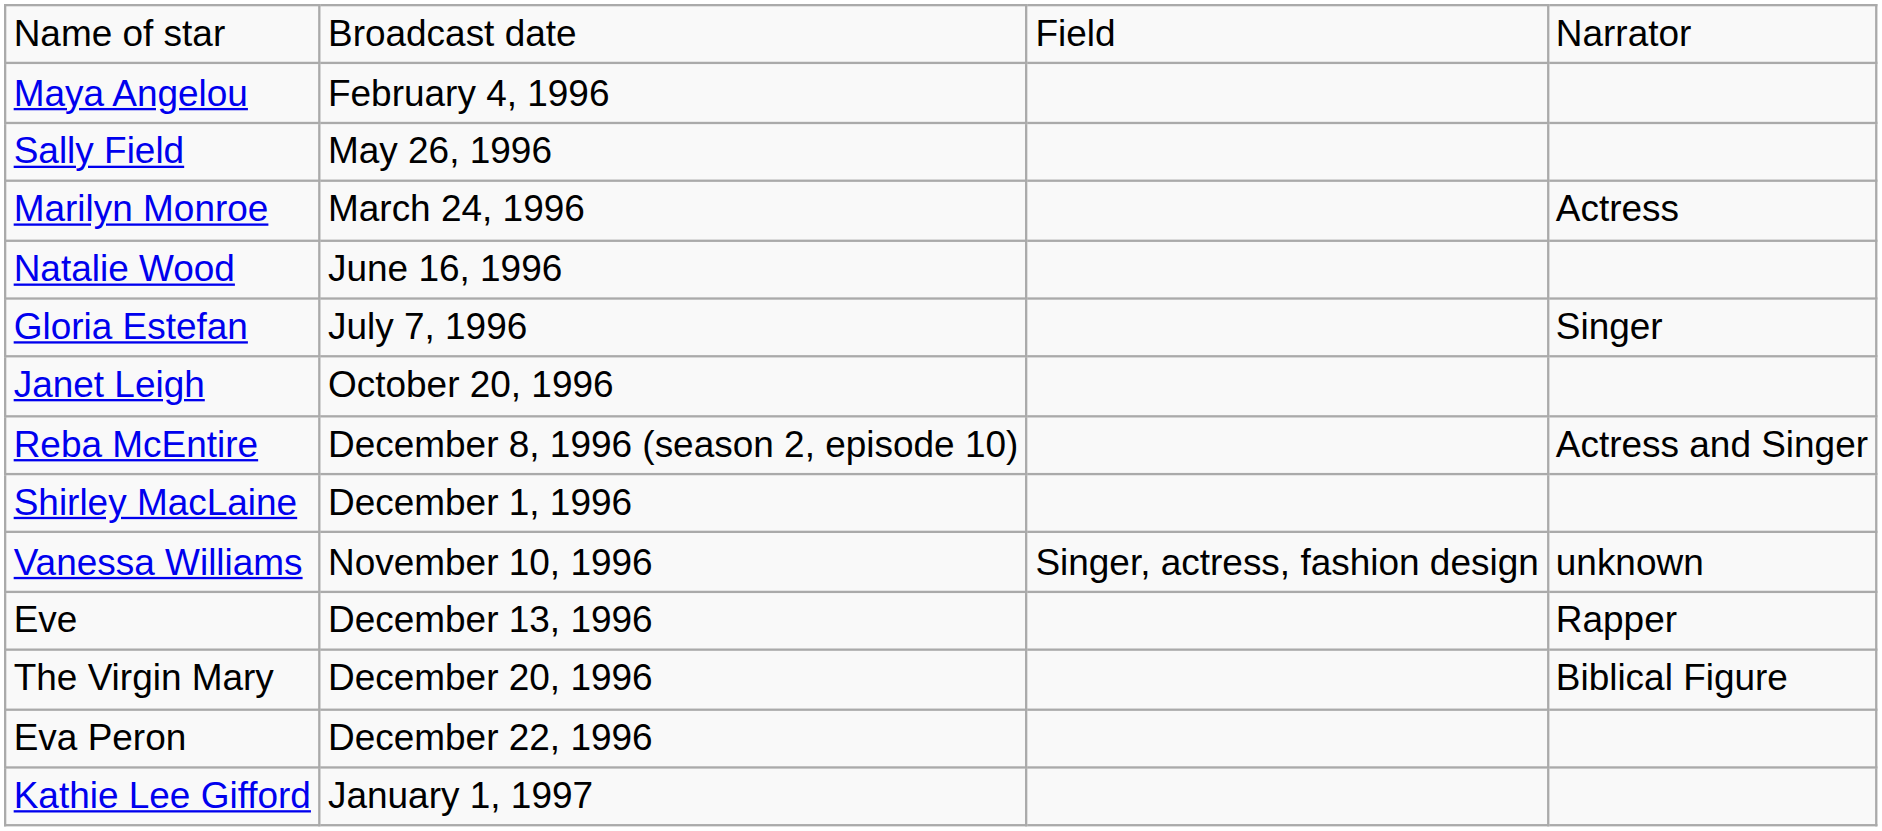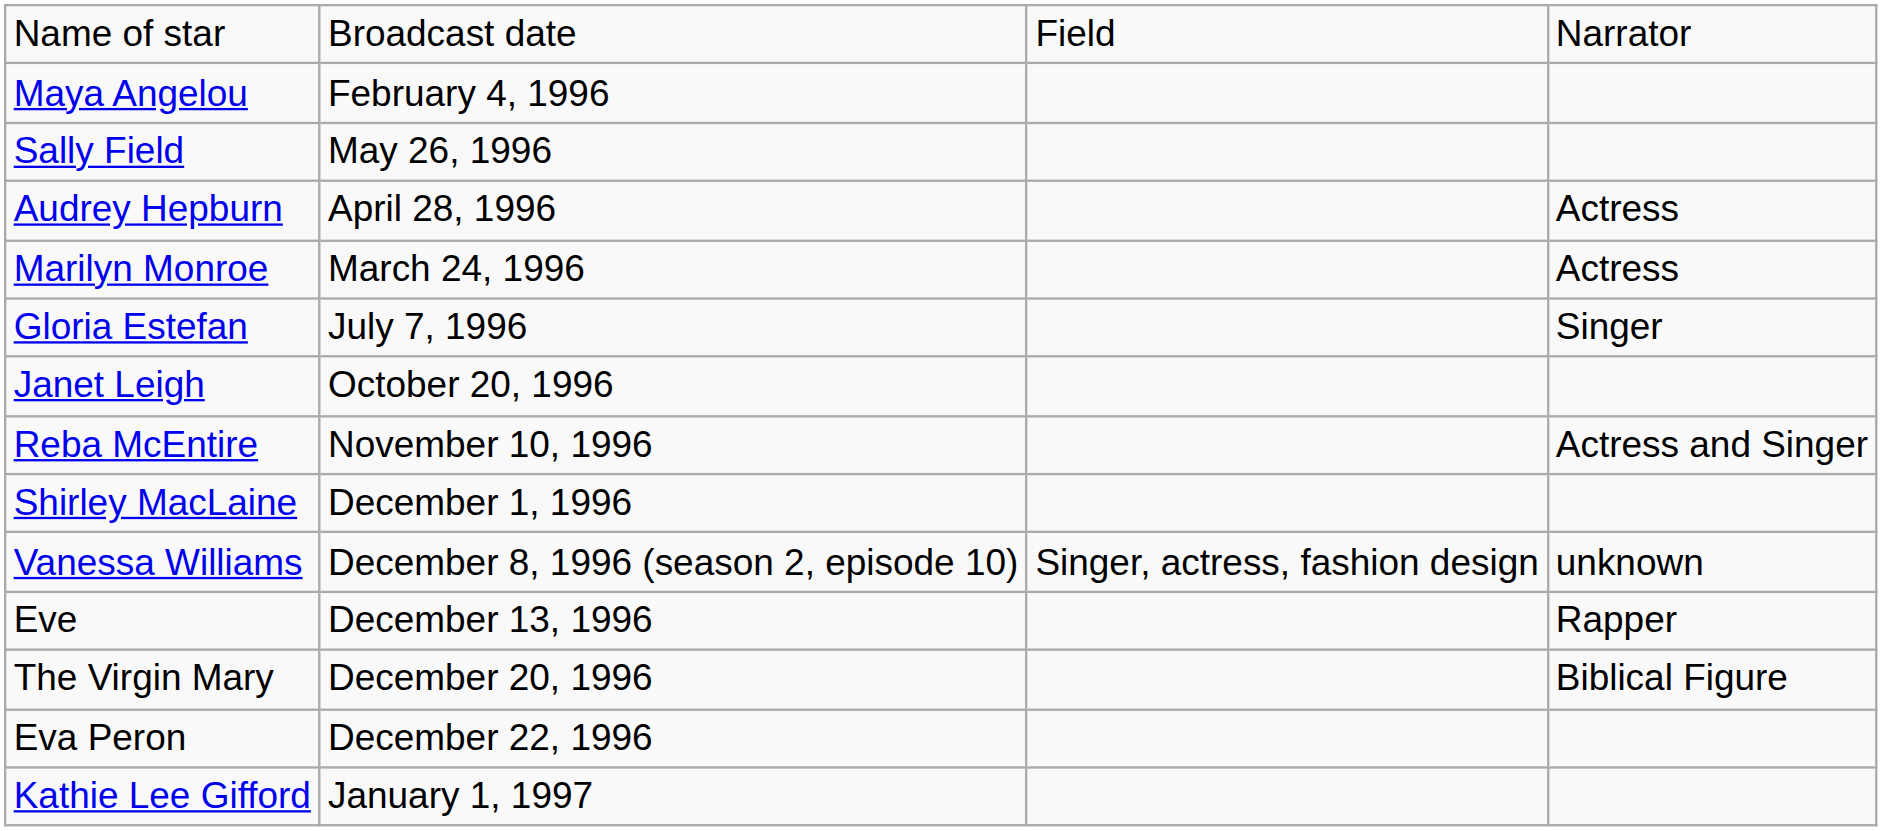+ row: (148, 209)
- row: (124, 268)
(673, 444) December 8, 1996 (season 2, episode 10) -> (490, 444) November 10, 1996
(490, 561) November 10, 1996 -> (673, 561) December 8, 1996 (season 2, episode 10)
